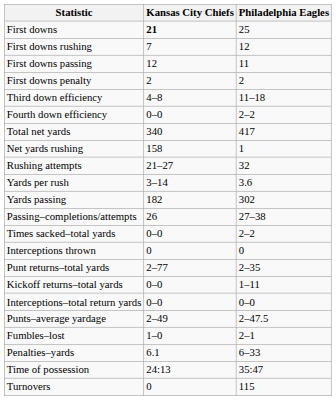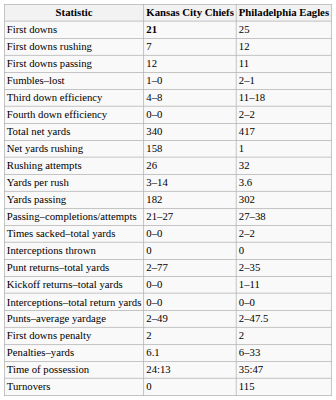rows swapped: (49, 81) <-> (36, 336)
(160, 166) 21–27 -> (152, 166) 26
(152, 217) 26 -> (160, 217) 21–27
